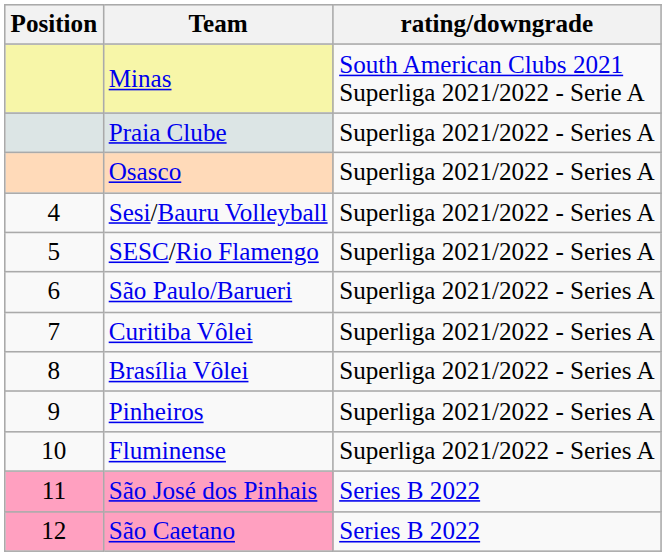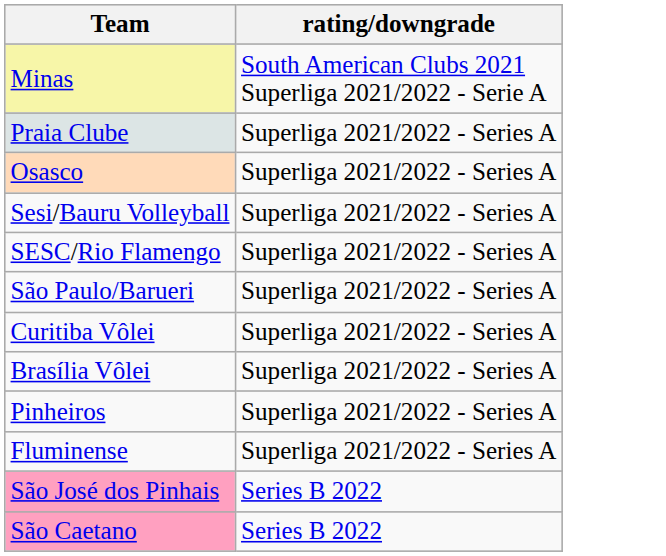- column: (54, 24)
